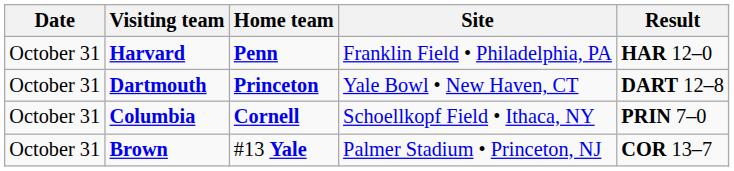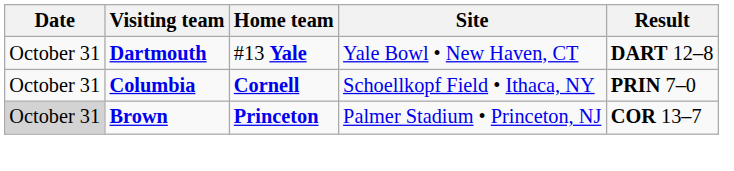- row: (147, 52)
(276, 85) Princeton -> (270, 52) #13 Yale
(55, 149) no background -> (55, 117) lightgrey background
(270, 149) #13 Yale -> (276, 117) Princeton
